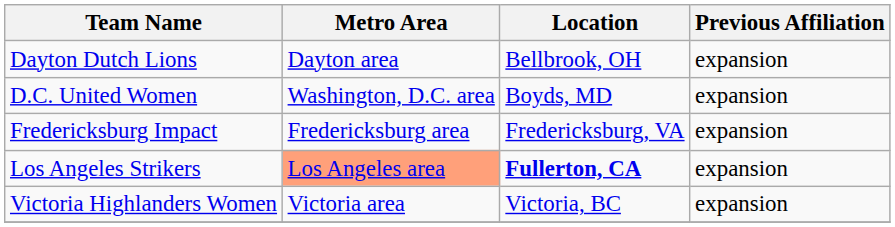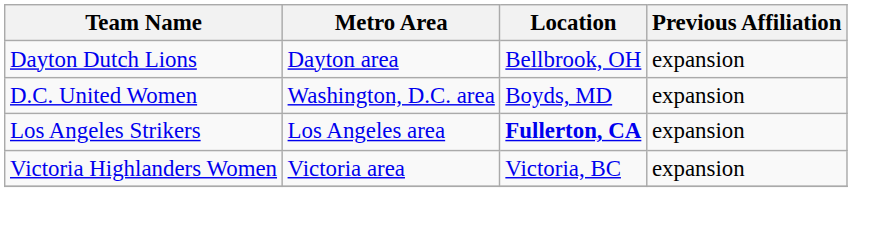- row: (114, 131)
(366, 167) lightsalmon background -> (366, 131) no background
